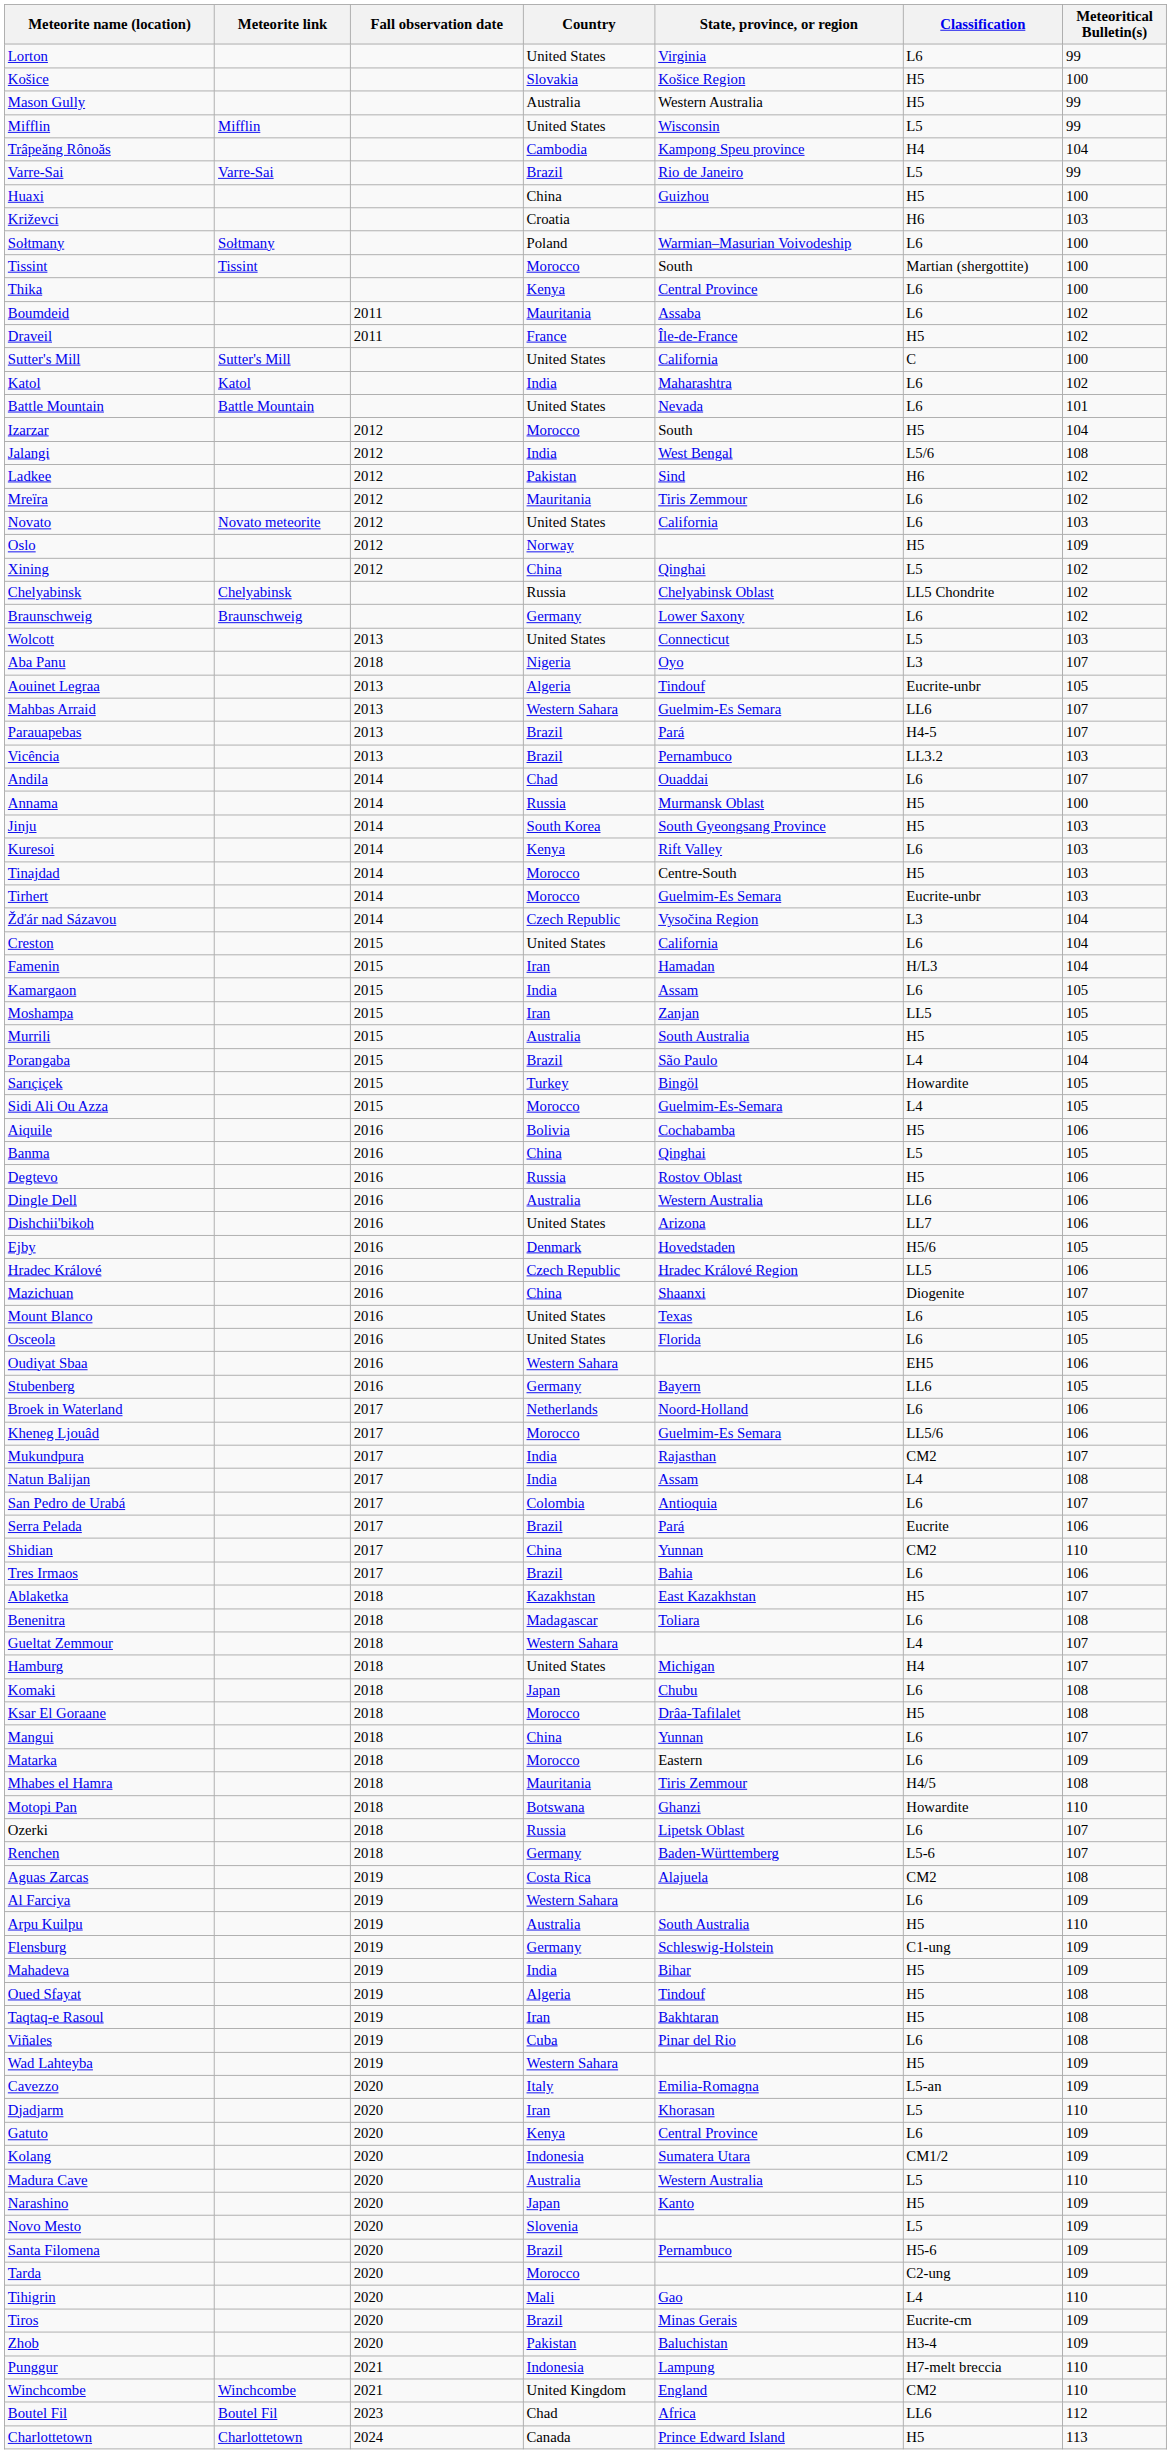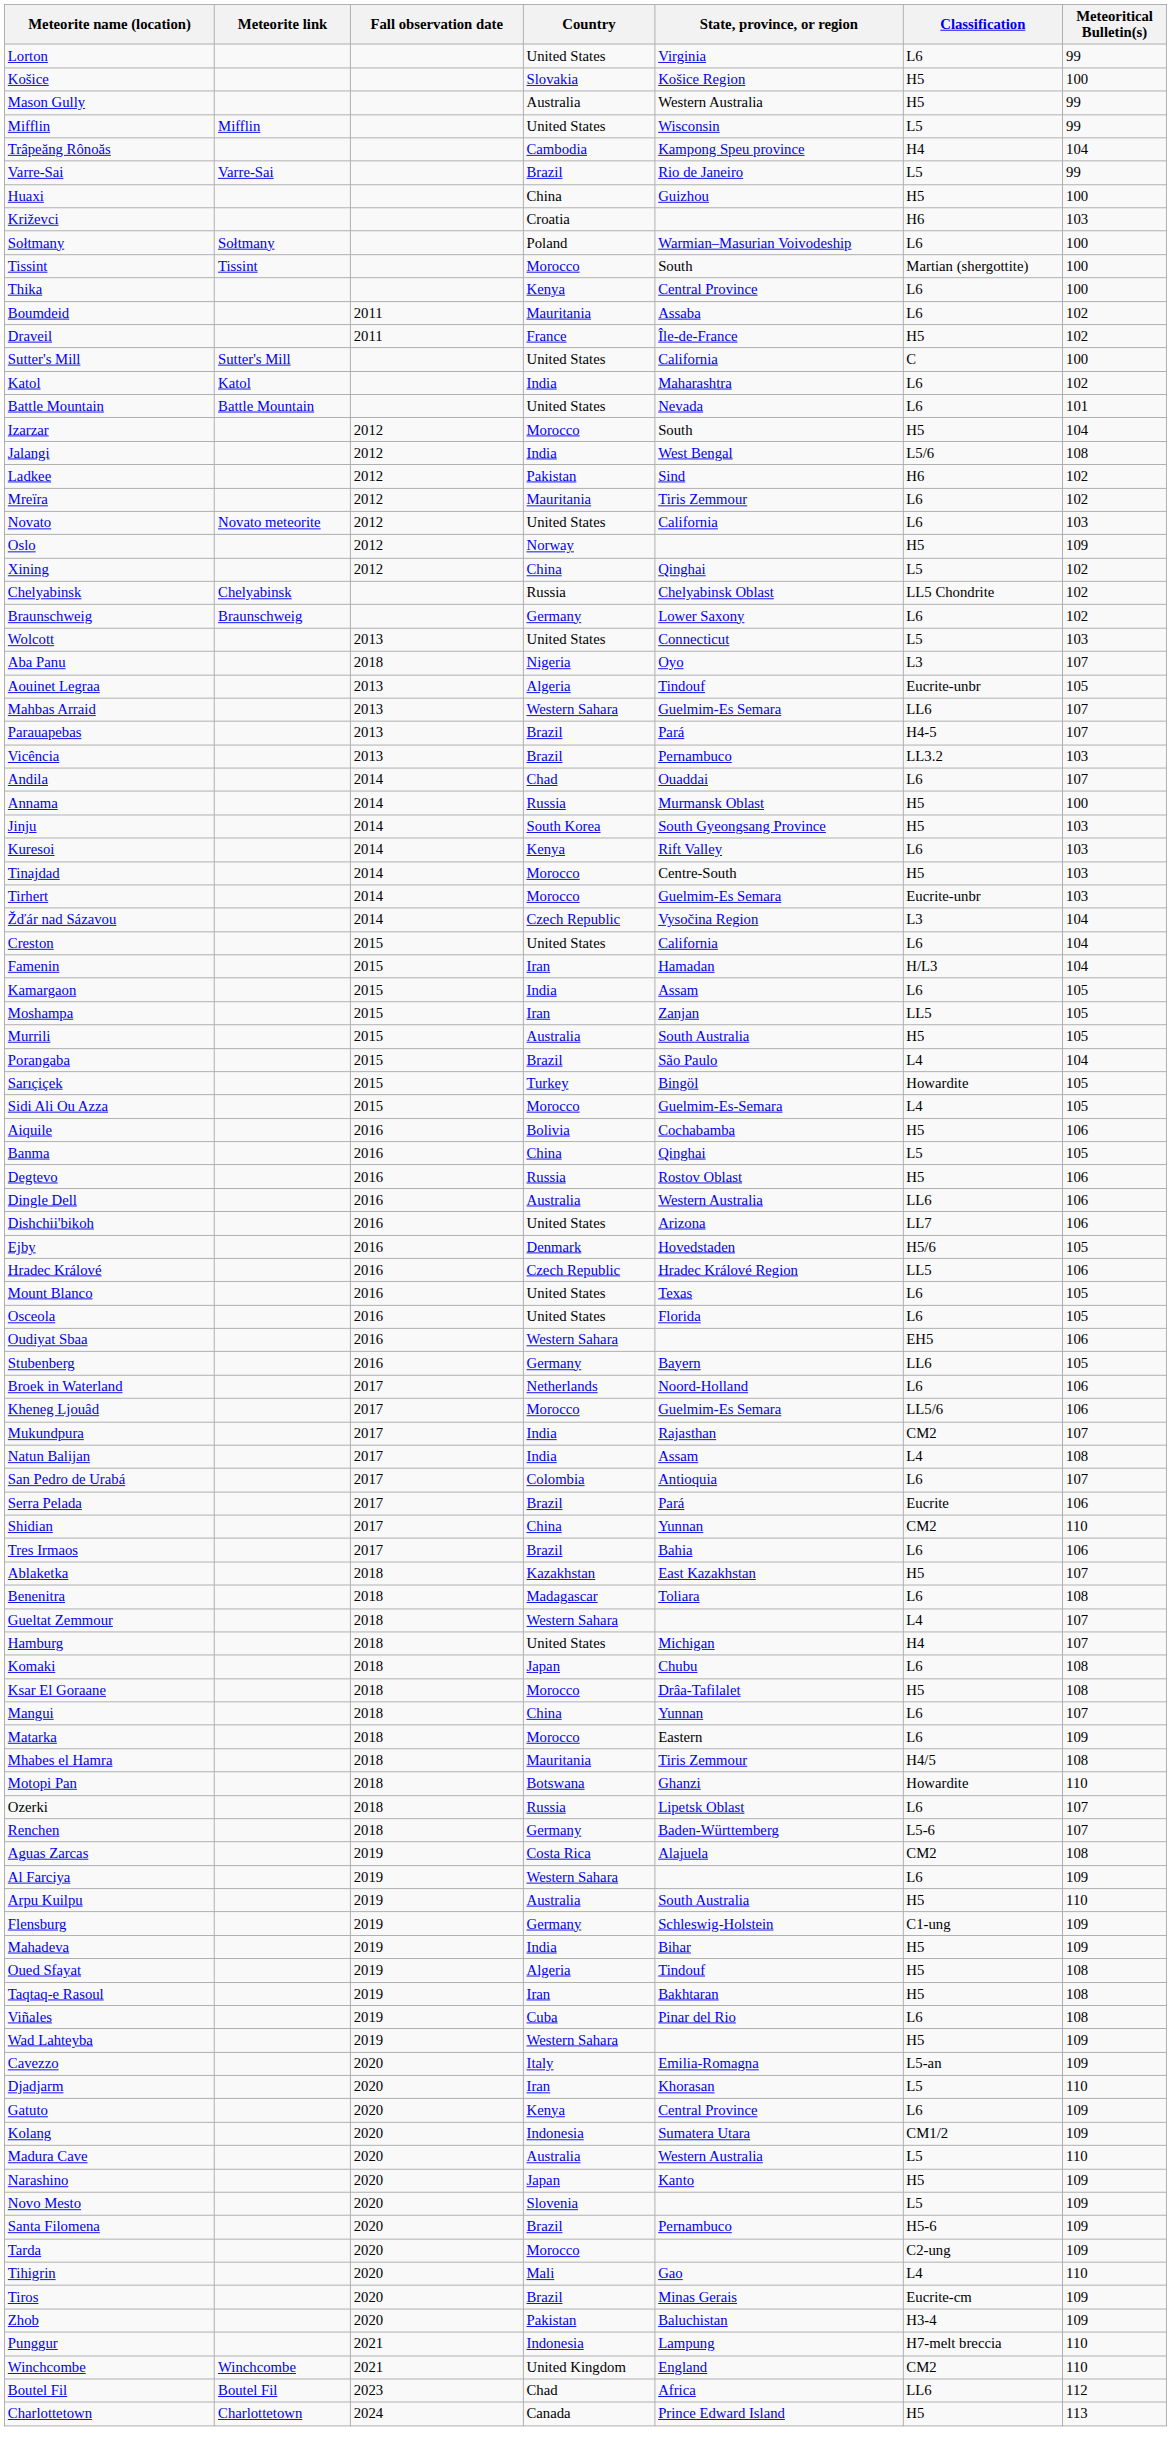- row: (41, 1293)
